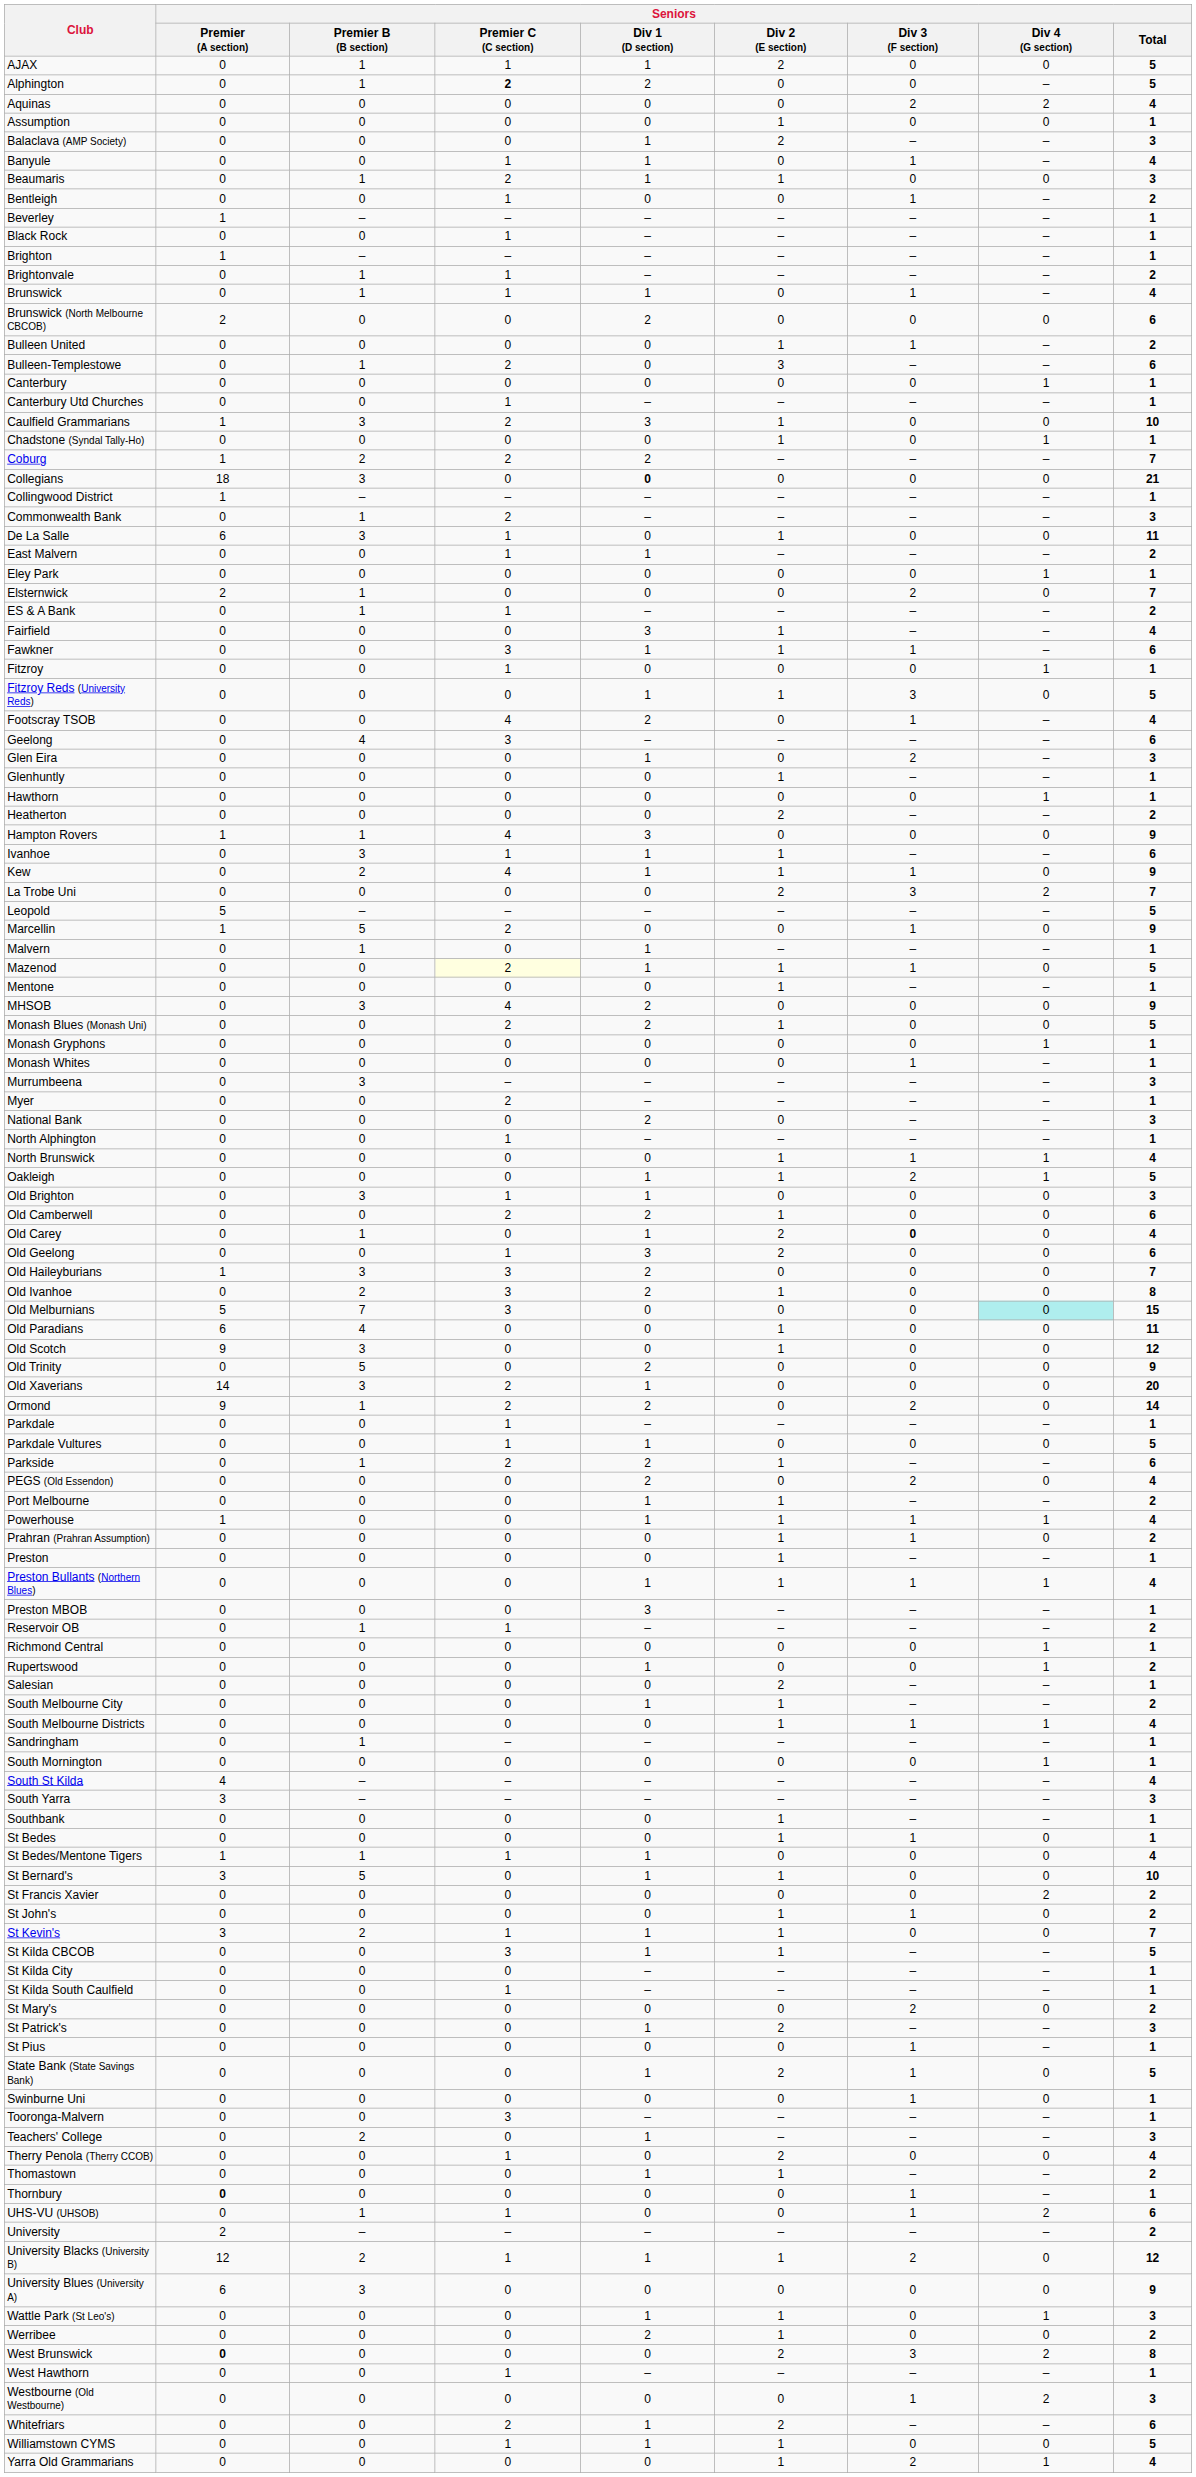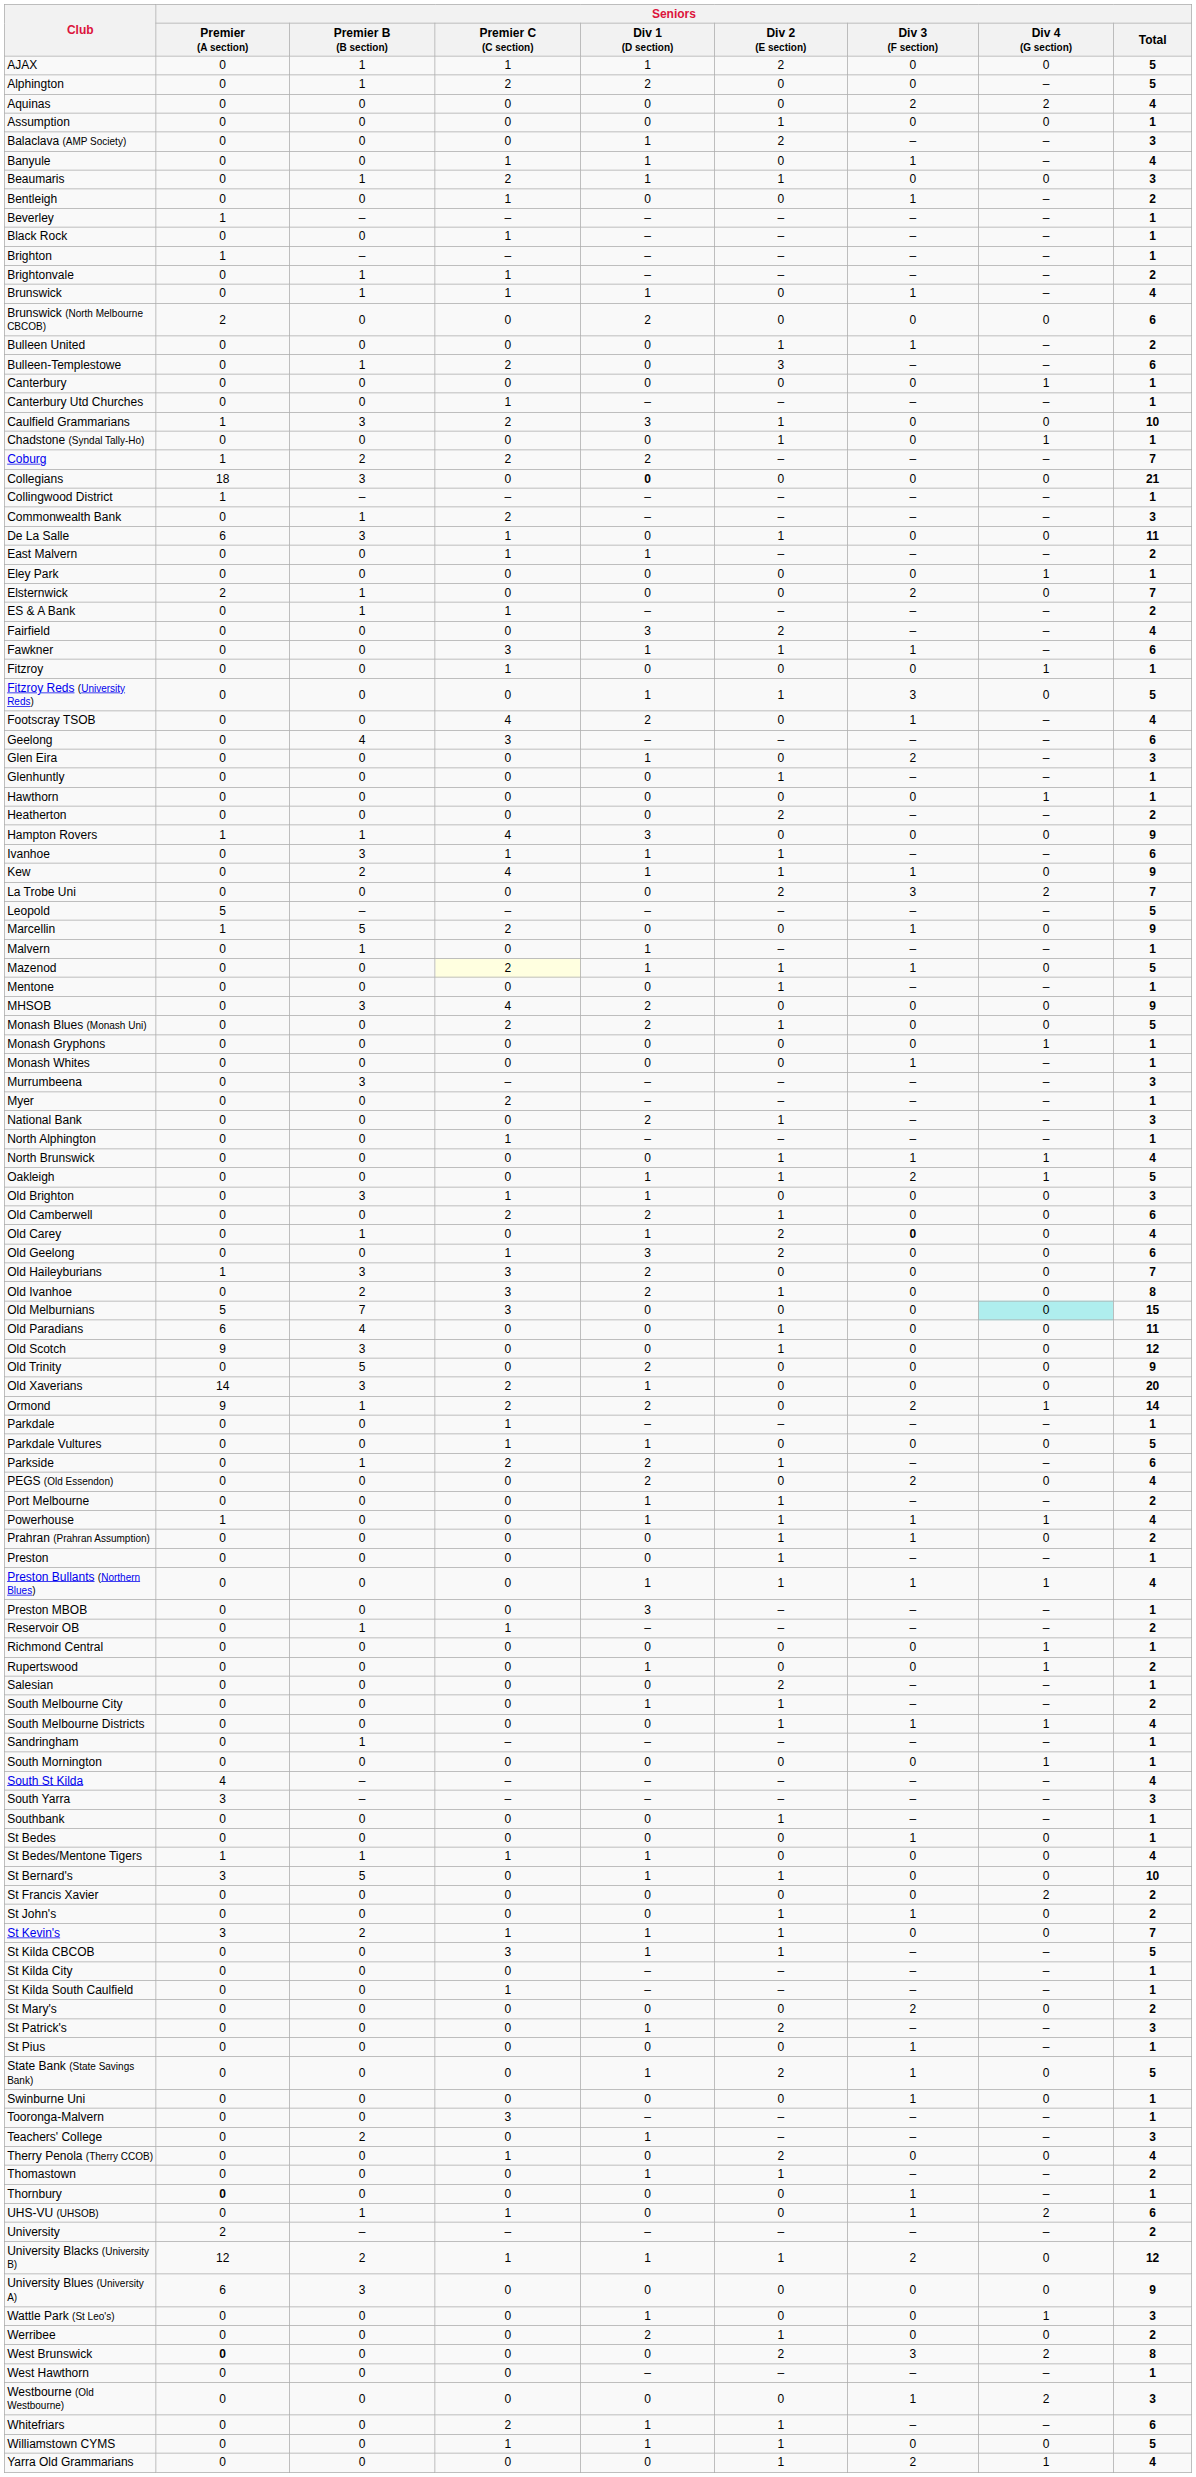(508, 84) bold -> (508, 84) normal
(781, 630) 1 -> (781, 630) 2
(781, 1120) 0 -> (781, 1120) 1
(1046, 1405) 0 -> (1046, 1405) 1
(781, 1837) 1 -> (781, 1837) 0
(781, 2316) 1 -> (781, 2316) 0
(508, 2373) 1 -> (508, 2373) 0
(781, 2424) 2 -> (781, 2424) 1
